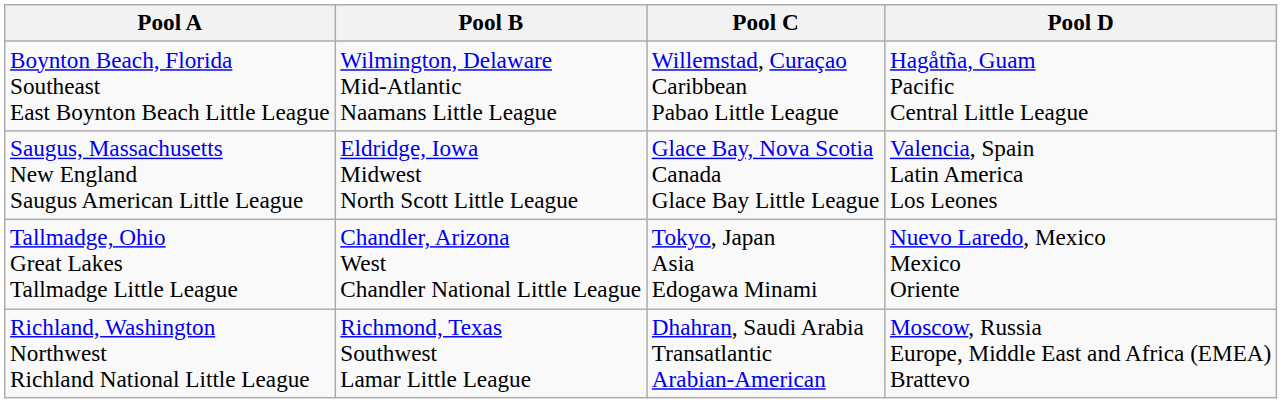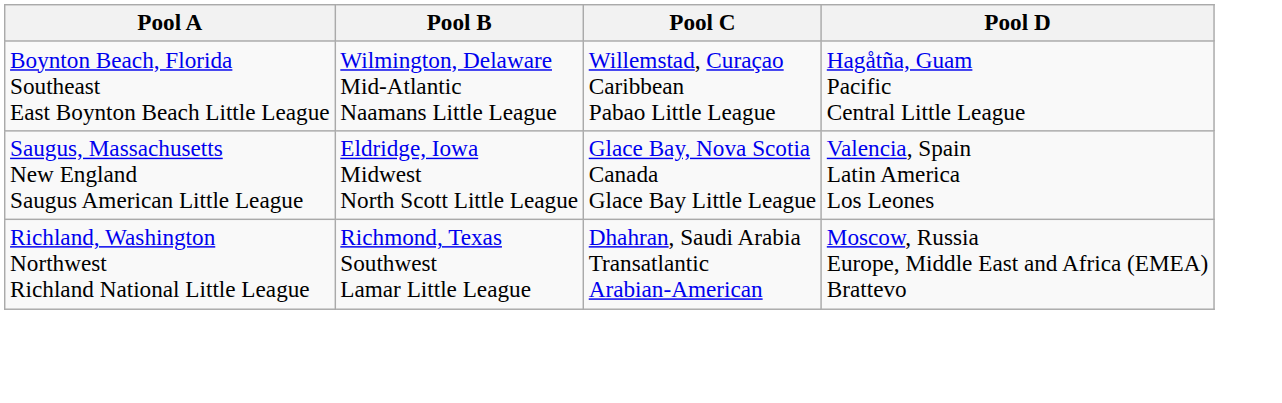- row: (124, 263)
